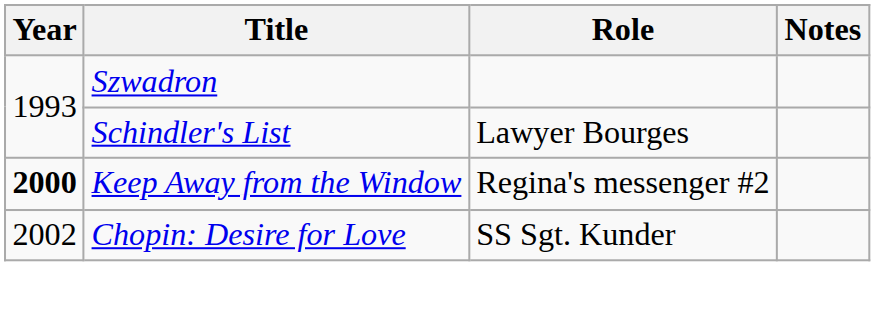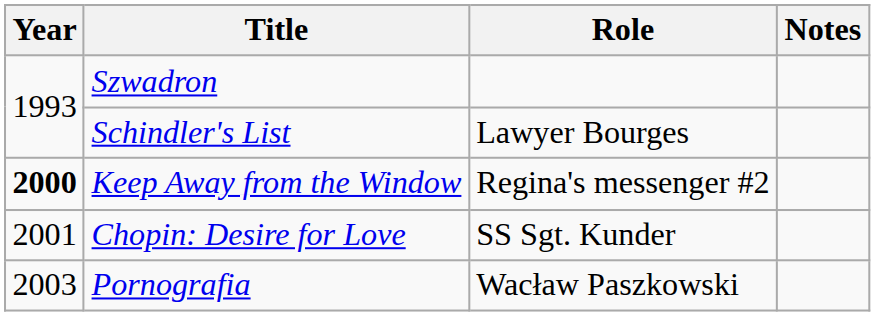(45, 234) 2002 -> (45, 234) 2001
+ row: (171, 285)
